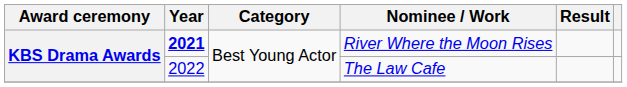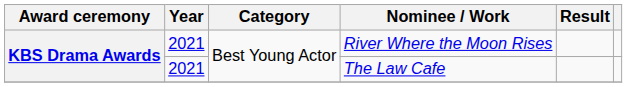(186, 43) bold -> (186, 43) normal
(186, 69) 2022 -> (186, 69) 2021
